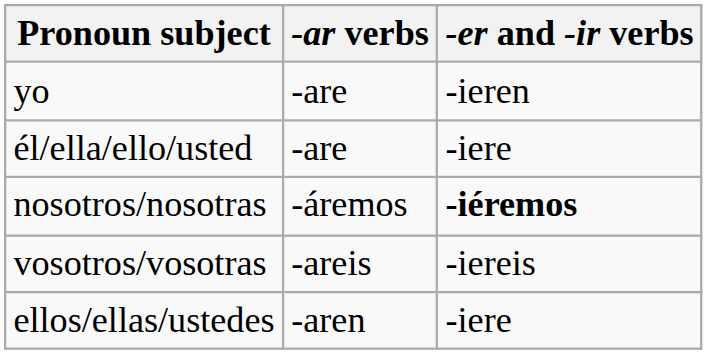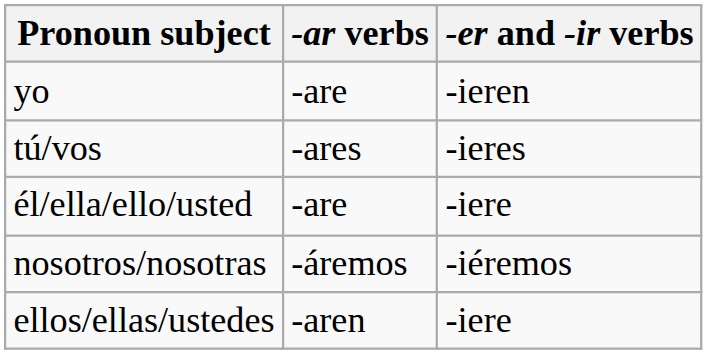+ row: (58, 147)
(511, 205) bold -> (509, 262) normal
- row: (140, 262)
